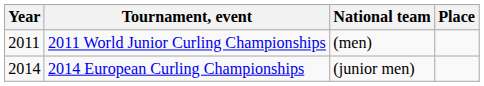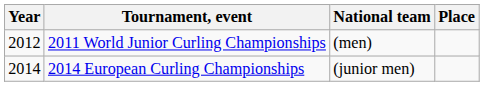(24, 42) 2011 -> (24, 42) 2012
